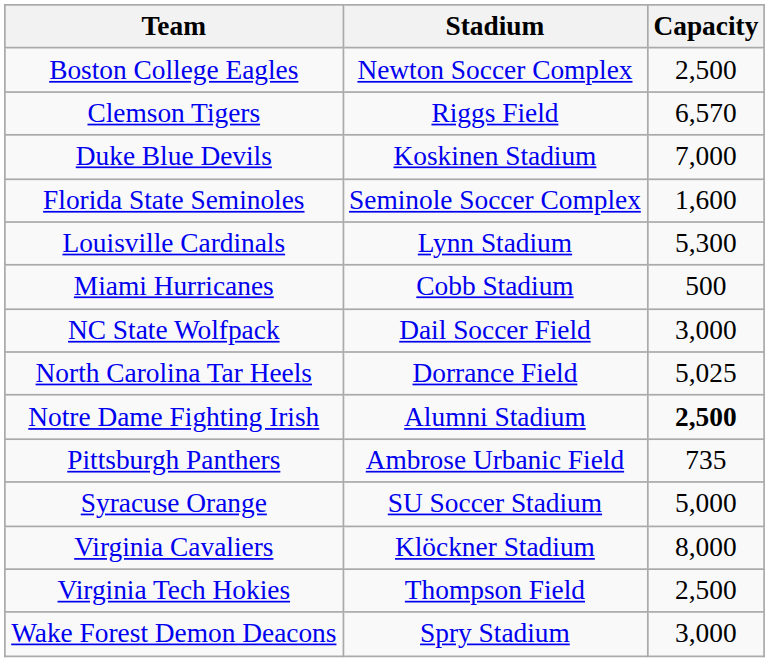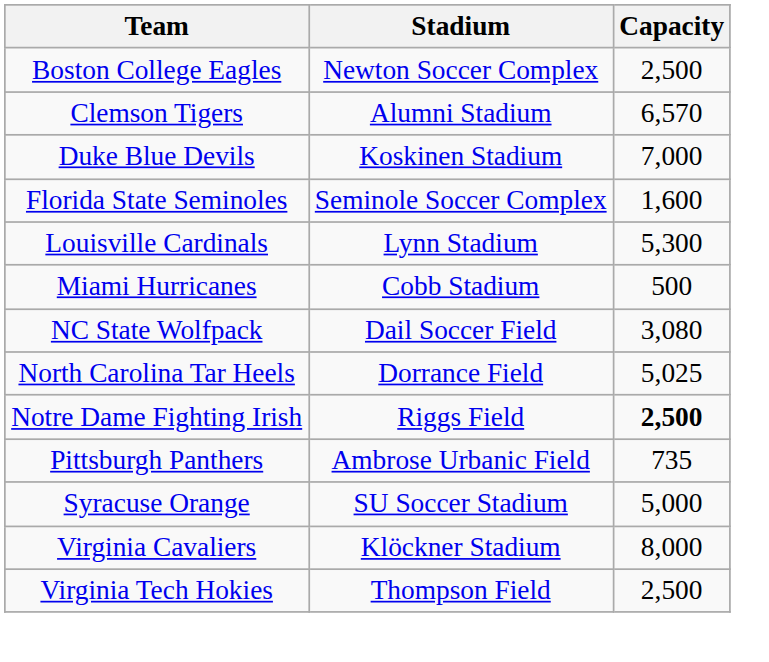(495, 112) Riggs Field -> (461, 112) Alumni Stadium
(706, 329) 3,000 -> (672, 329) 3,080
(495, 416) Alumni Stadium -> (461, 416) Riggs Field
- row: (174, 633)
